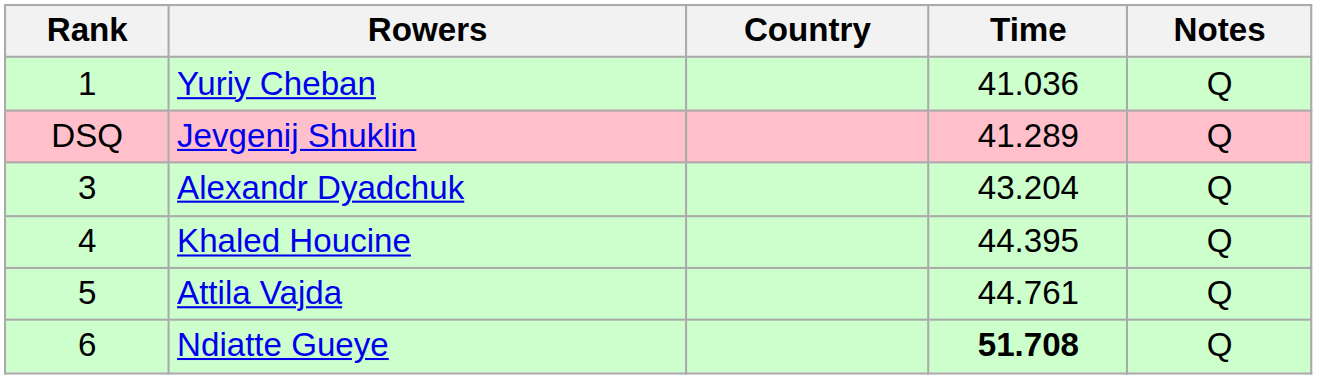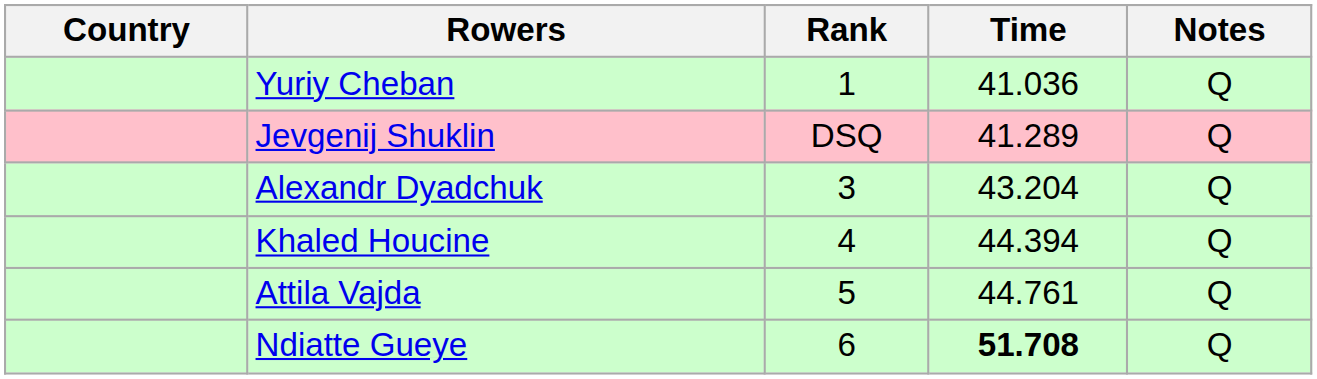columns swapped: (87, 30) <-> (807, 30)
(1028, 240) 44.395 -> (1028, 240) 44.394
